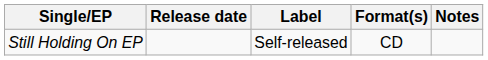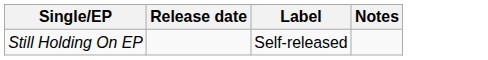- column: (391, 17)
